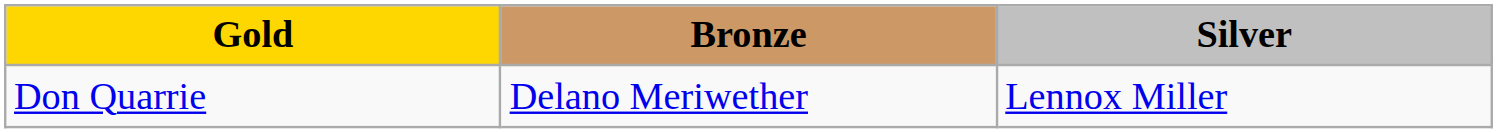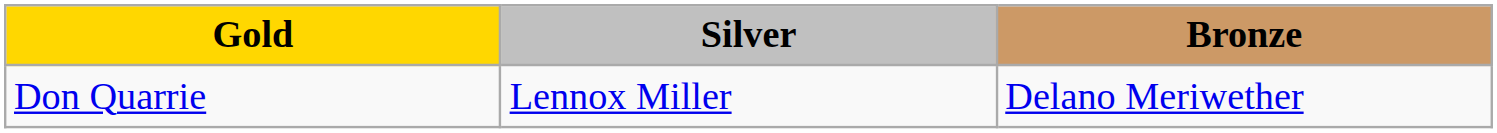columns swapped: (1244, 34) <-> (749, 34)
